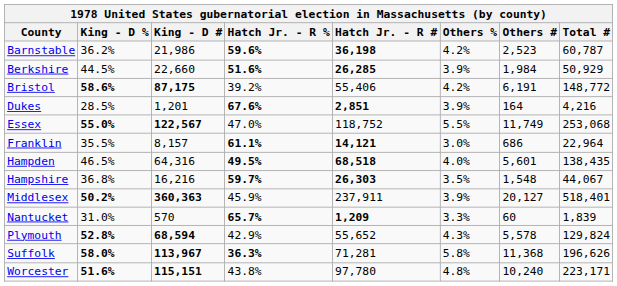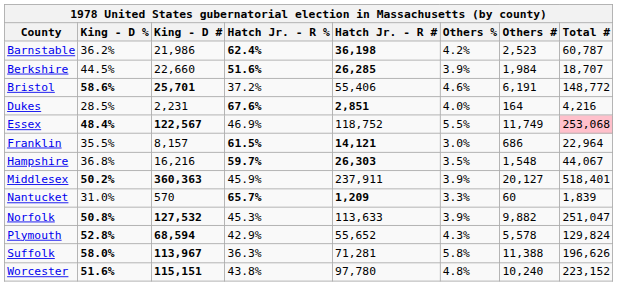(245, 51) 59.6% -> (245, 51) 62.4%
(583, 69) 50,929 -> (583, 69) 18,707
(175, 87) 87,175 -> (175, 87) 25,701
(245, 87) 39.2% -> (245, 87) 37.2%
(456, 87) 4.2% -> (456, 87) 4.6%
(171, 106) 1,201 -> (171, 106) 2,231
(456, 106) 3.9% -> (456, 106) 4.0%
(98, 124) 55.0% -> (98, 124) 48.4%
(245, 124) 47.0% -> (245, 124) 46.9%
(586, 124) no background -> (586, 124) pink background
(245, 143) 61.1% -> (245, 143) 61.5%
- row: (31, 161)
+ row: (31, 216)
(245, 253) bold -> (245, 253) normal
(523, 253) 11,368 -> (523, 253) 11,388
(586, 272) 223,171 -> (586, 272) 223,152
